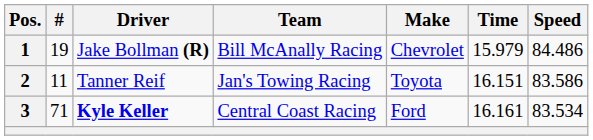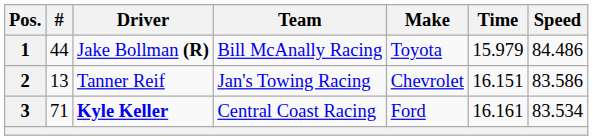(59, 50) 19 -> (59, 50) 44
(427, 50) Chevrolet -> (416, 50) Toyota
(59, 81) 11 -> (59, 81) 13
(416, 81) Toyota -> (427, 81) Chevrolet
